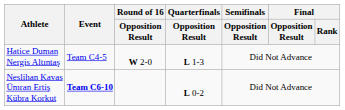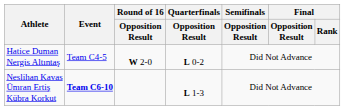(194, 62) L 1-3 -> (194, 62) L 0-2
(194, 93) L 0-2 -> (194, 93) L 1-3
